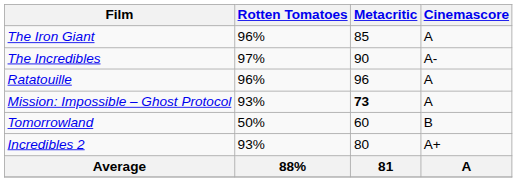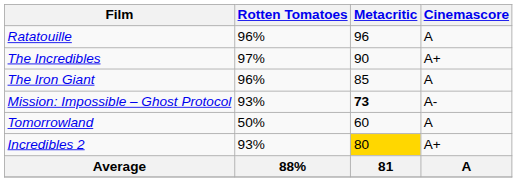rows swapped: (51, 36) <-> (40, 79)
(430, 58) A- -> (432, 58) A+
(428, 101) A -> (430, 101) A-
(428, 123) B -> (428, 123) A
(361, 144) no background -> (361, 144) gold background
